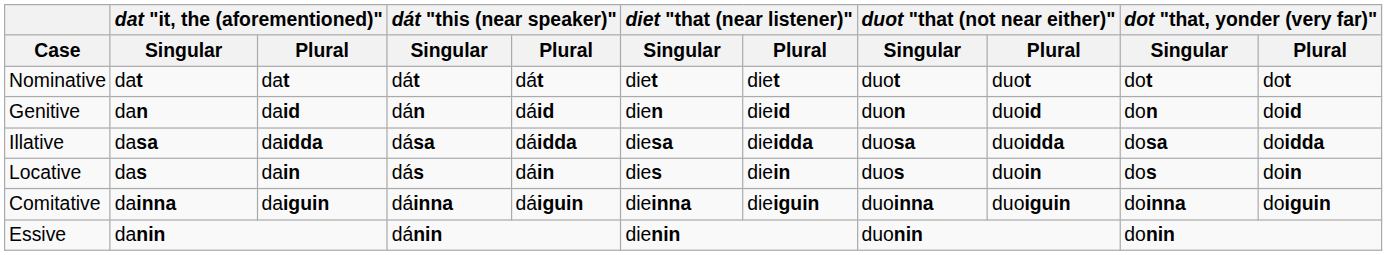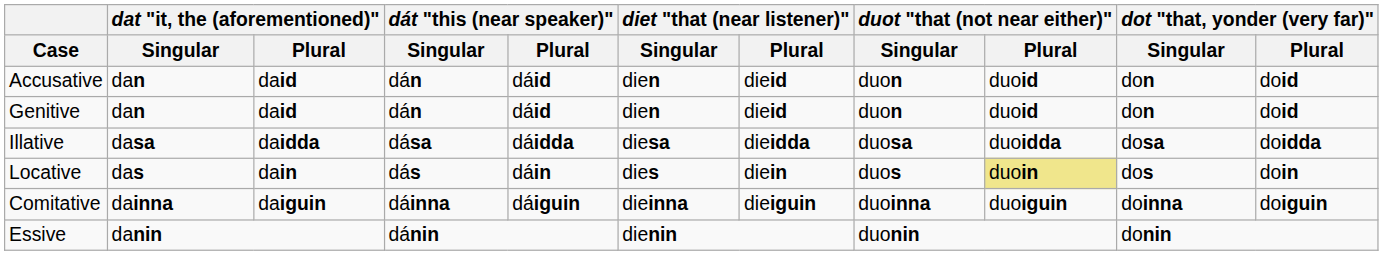- row: (57, 81)
+ row: (56, 81)
(1017, 173) no background -> (1014, 173) khaki background
